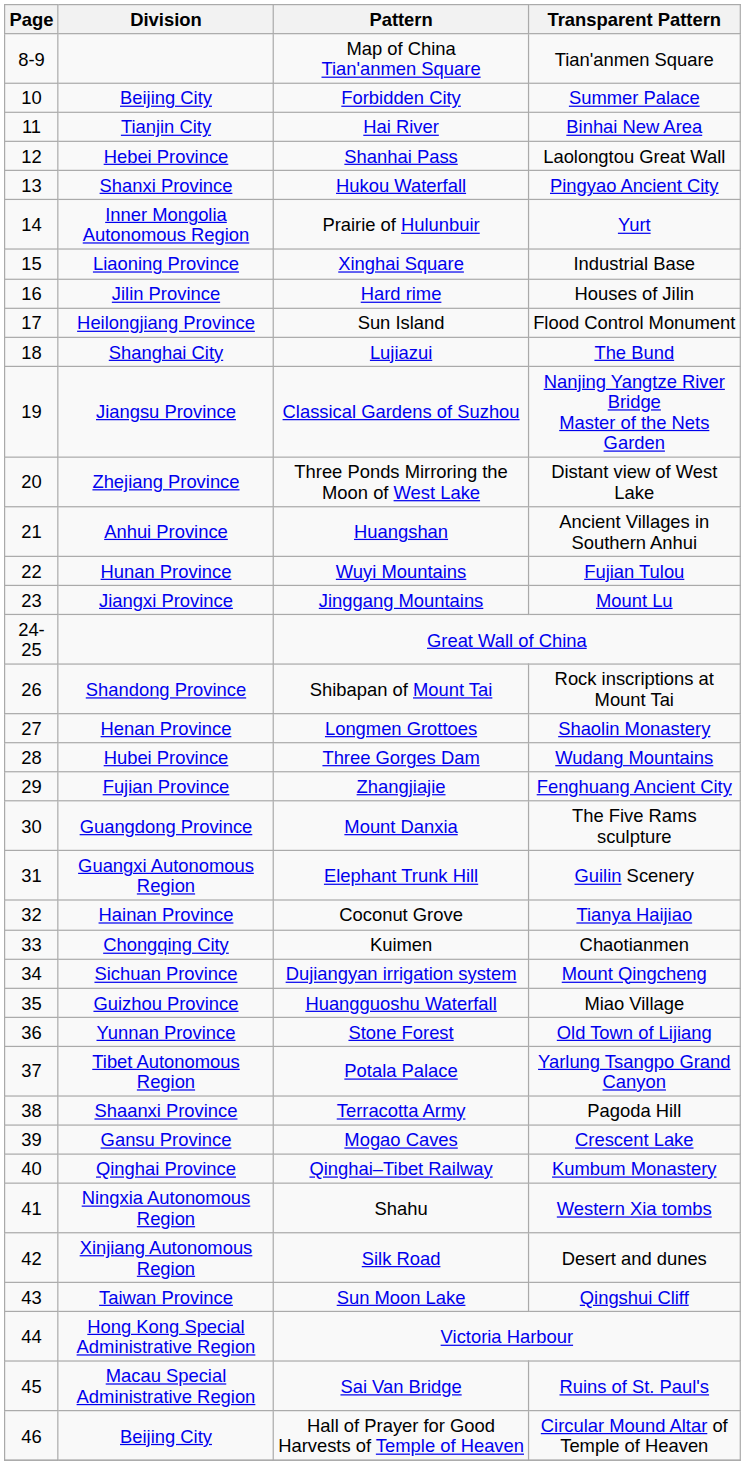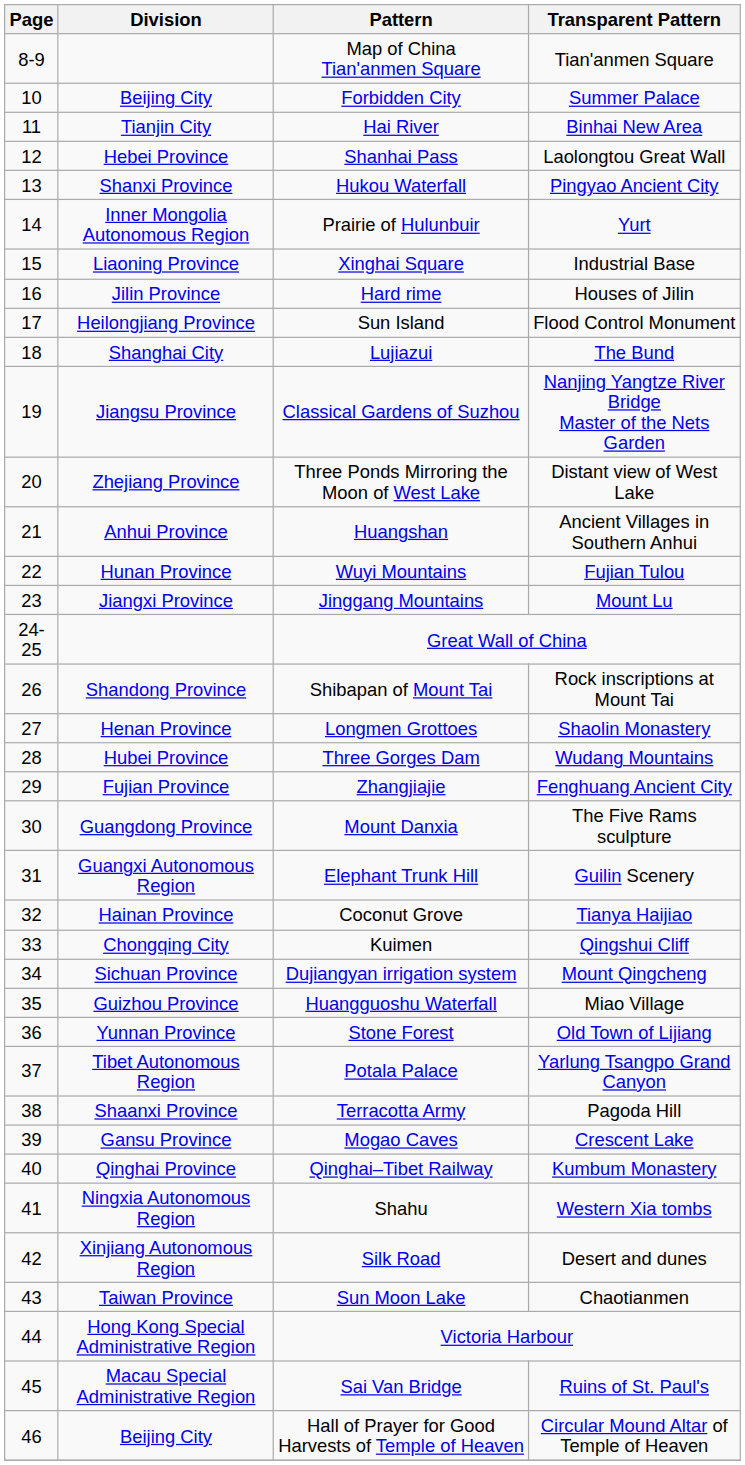(634, 944) Chaotianmen -> (634, 944) Qingshui Cliff
(634, 1297) Qingshui Cliff -> (634, 1297) Chaotianmen
